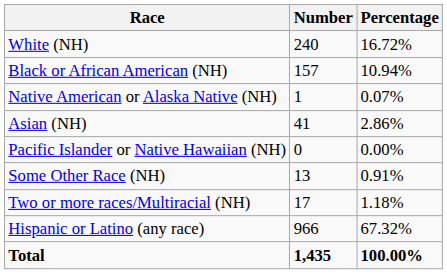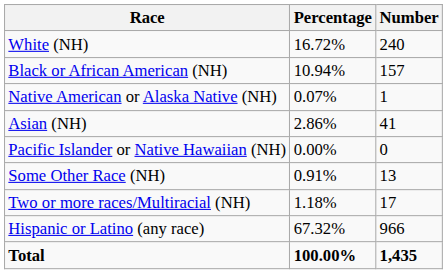columns swapped: (323, 17) <-> (400, 17)
